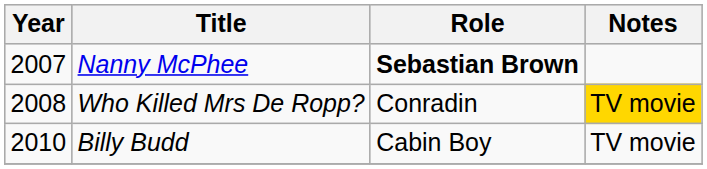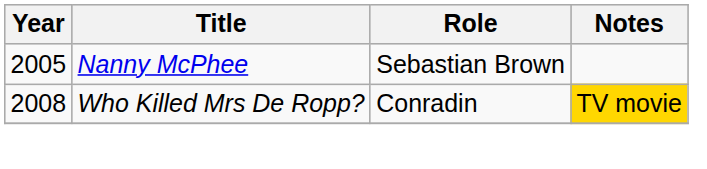(38, 63) 2007 -> (38, 63) 2005
(477, 63) bold -> (471, 63) normal
- row: (133, 143)
